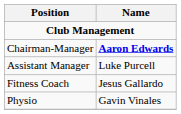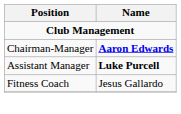(127, 65) normal -> (129, 65) bold
- row: (22, 100)
